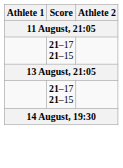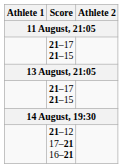+ row: (26, 144)
